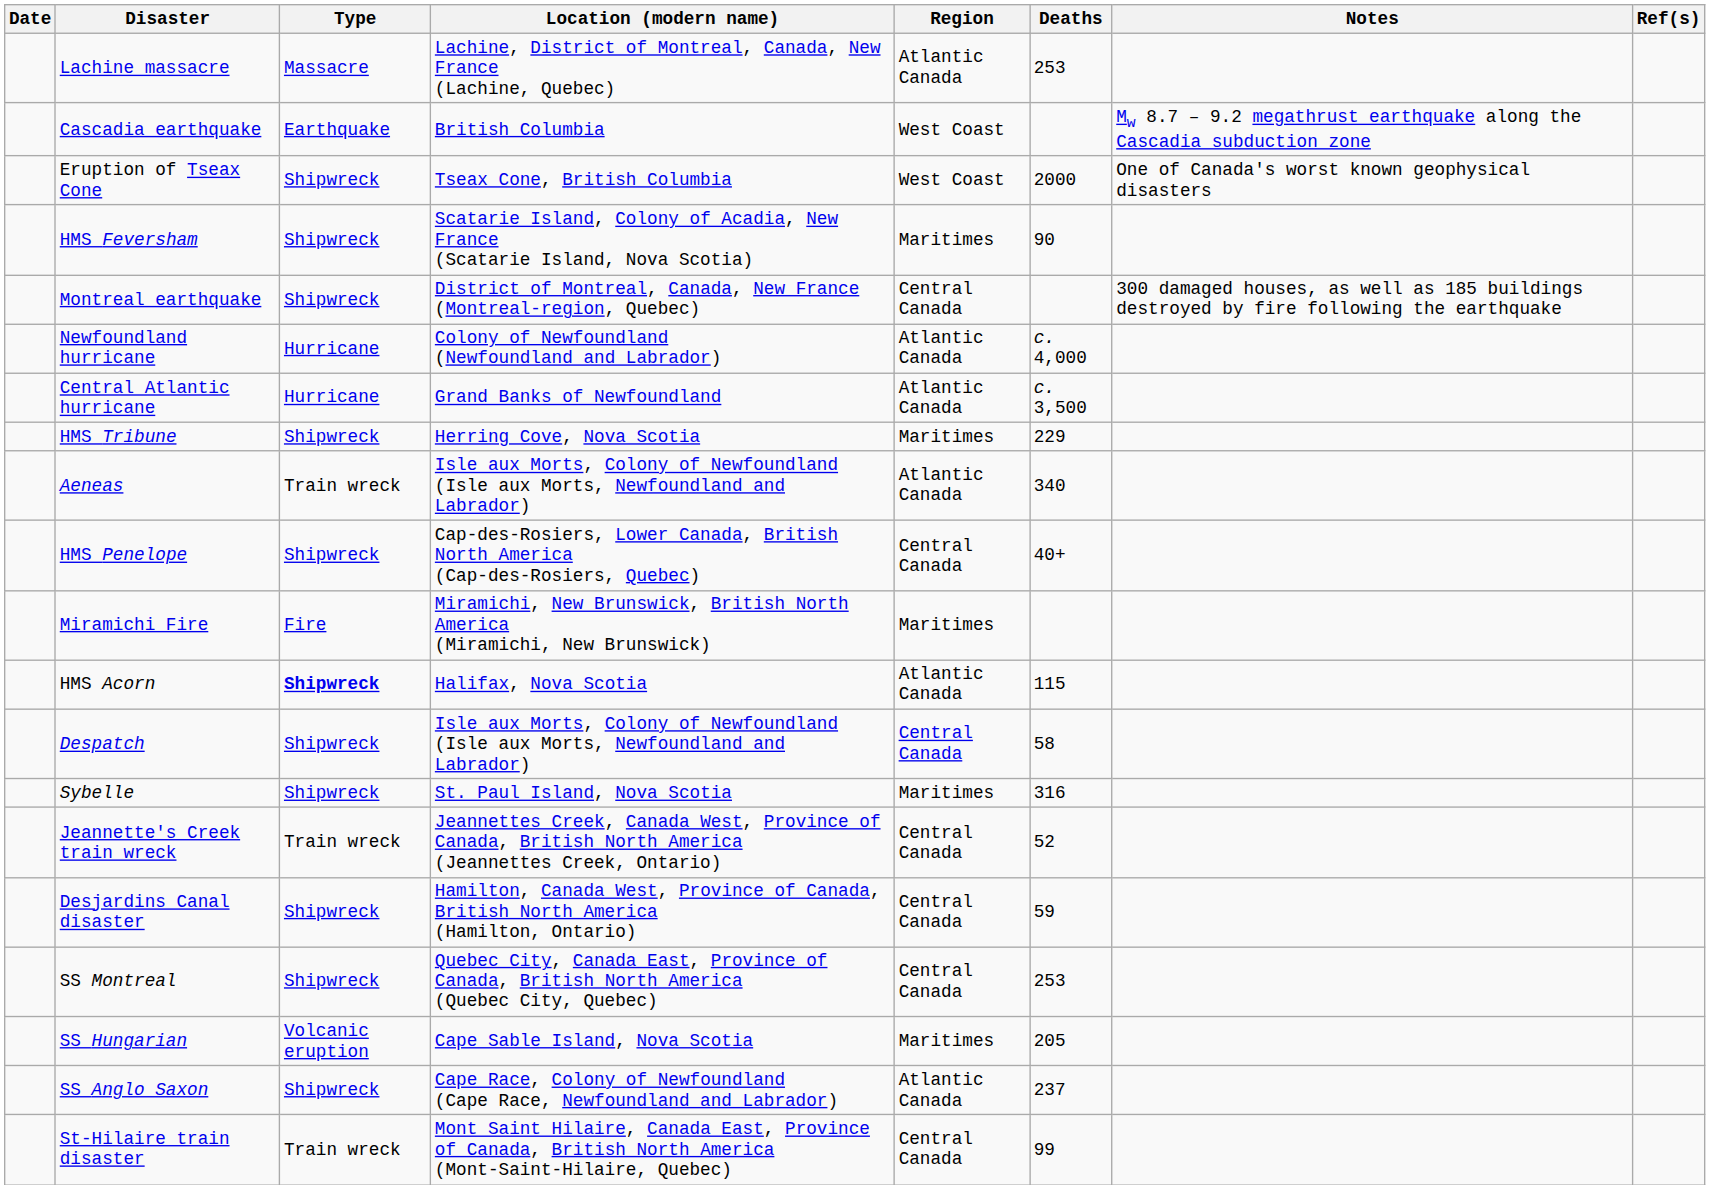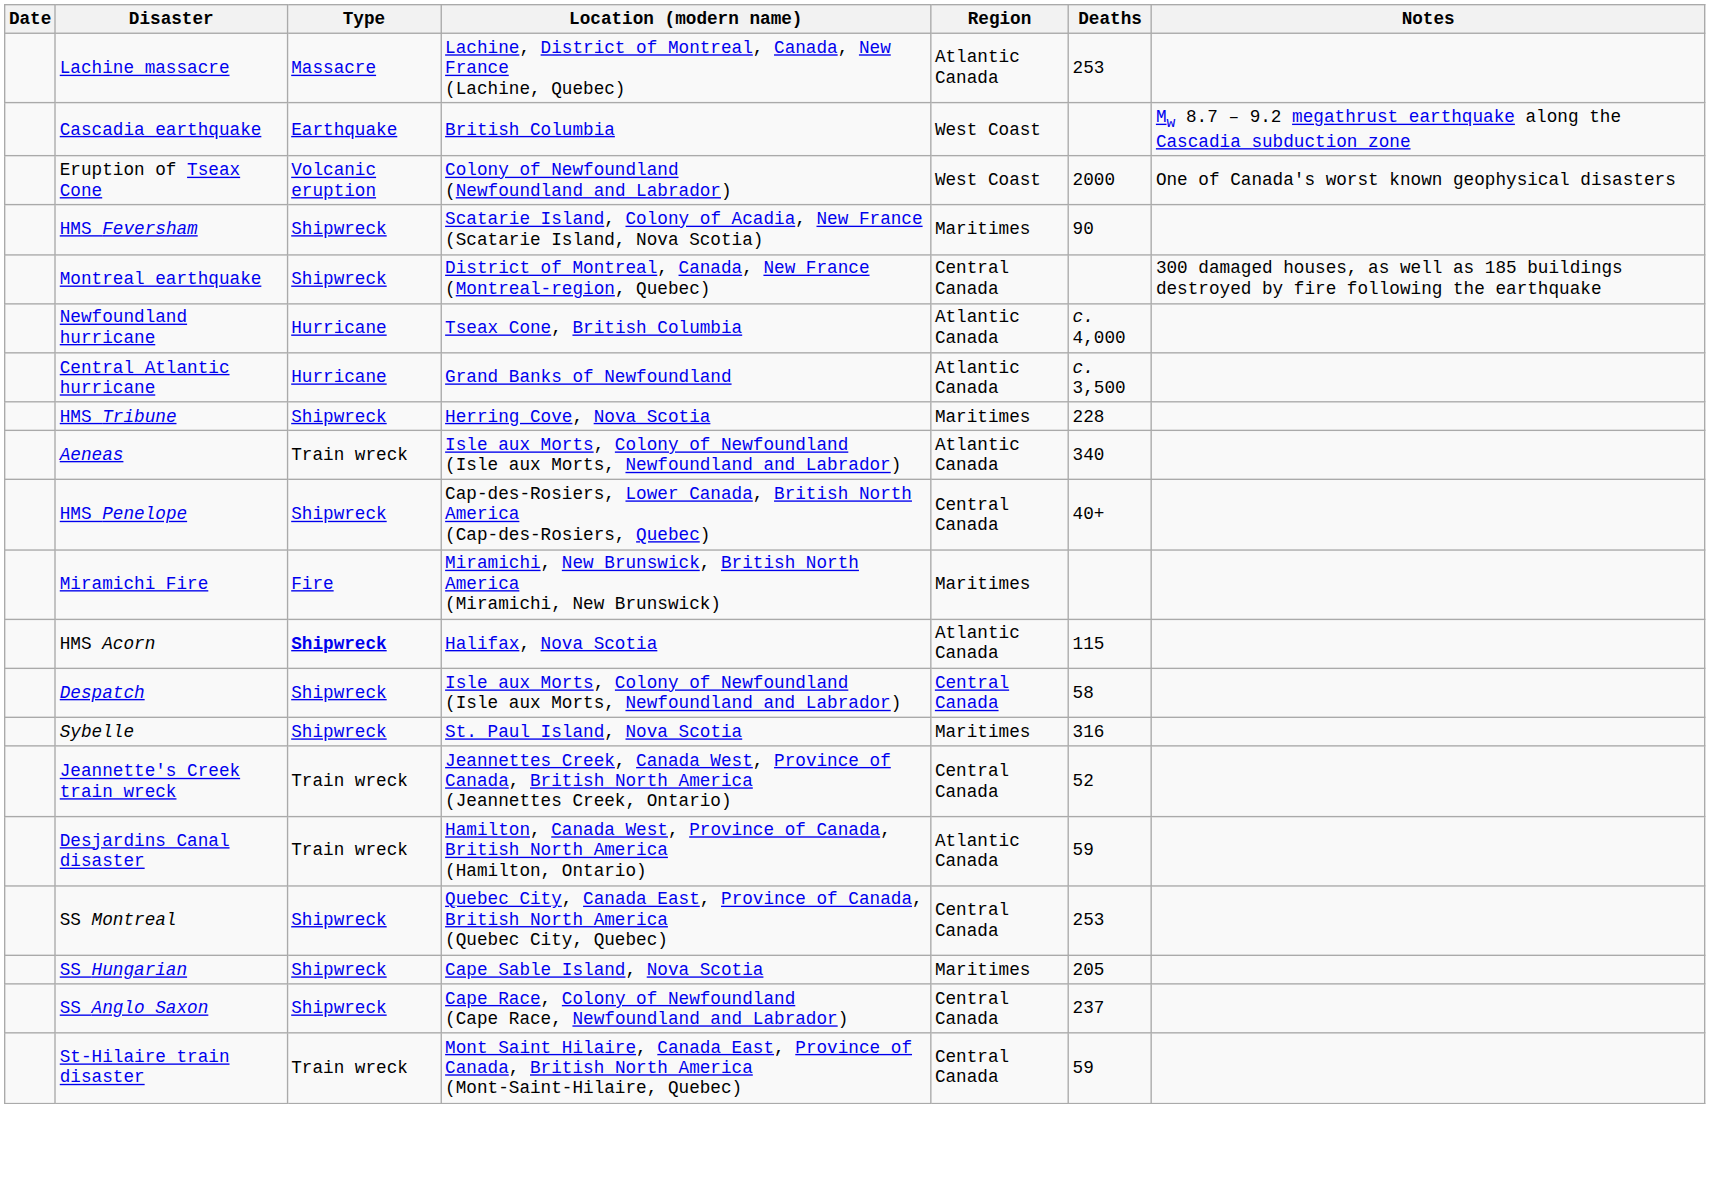- column: (1669, 19)
(332, 180) Shipwreck -> (334, 180) Volcanic eruption
(583, 180) Tseax Cone, British Columbia -> (588, 180) Colony of Newfoundland (Newfoundland and Labrador)
(578, 349) Colony of Newfoundland (Newfoundland and Labrador) -> (594, 328) Tseax Cone, British Columbia
(1050, 437) 229 -> (1088, 416) 228
(332, 912) Shipwreck -> (350, 851) Train wreck
(936, 912) Central Canada -> (977, 851) Atlantic Canada
(326, 1041) Volcanic eruption -> (339, 970) Shipwreck
(941, 1090) Atlantic Canada -> (972, 1009) Central Canada
(1044, 1150) 99 -> (1083, 1068) 59
